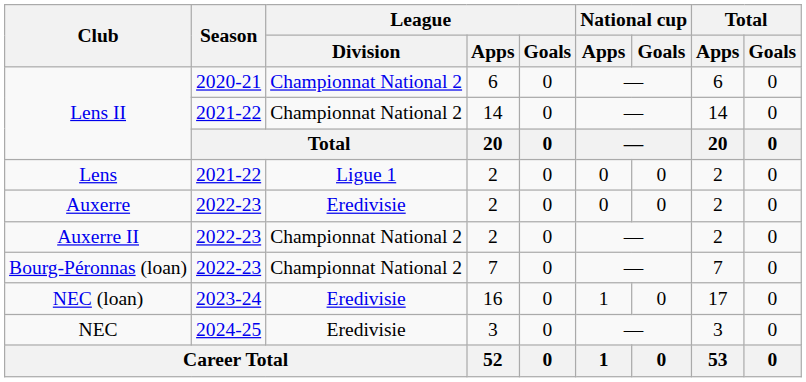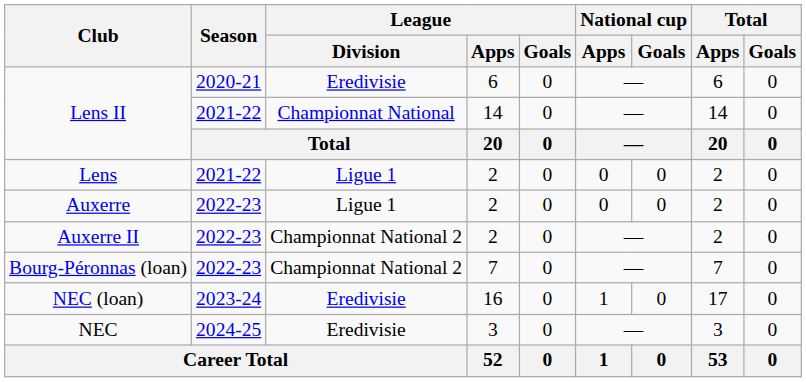(366, 81) Championnat National 2 -> (366, 81) Eredivisie
(366, 112) Championnat National 2 -> (366, 112) Championnat National
(366, 205) Eredivisie -> (366, 205) Ligue 1
